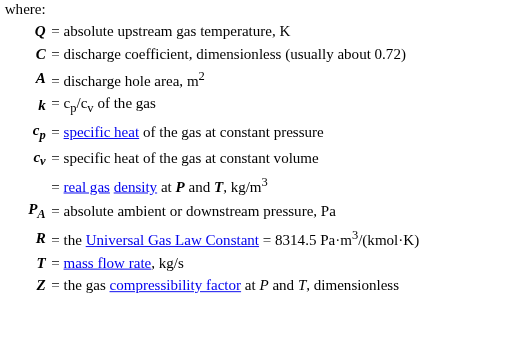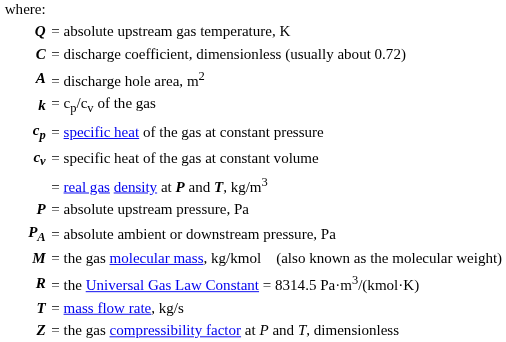+ row: (41, 209)
+ row: (39, 258)
